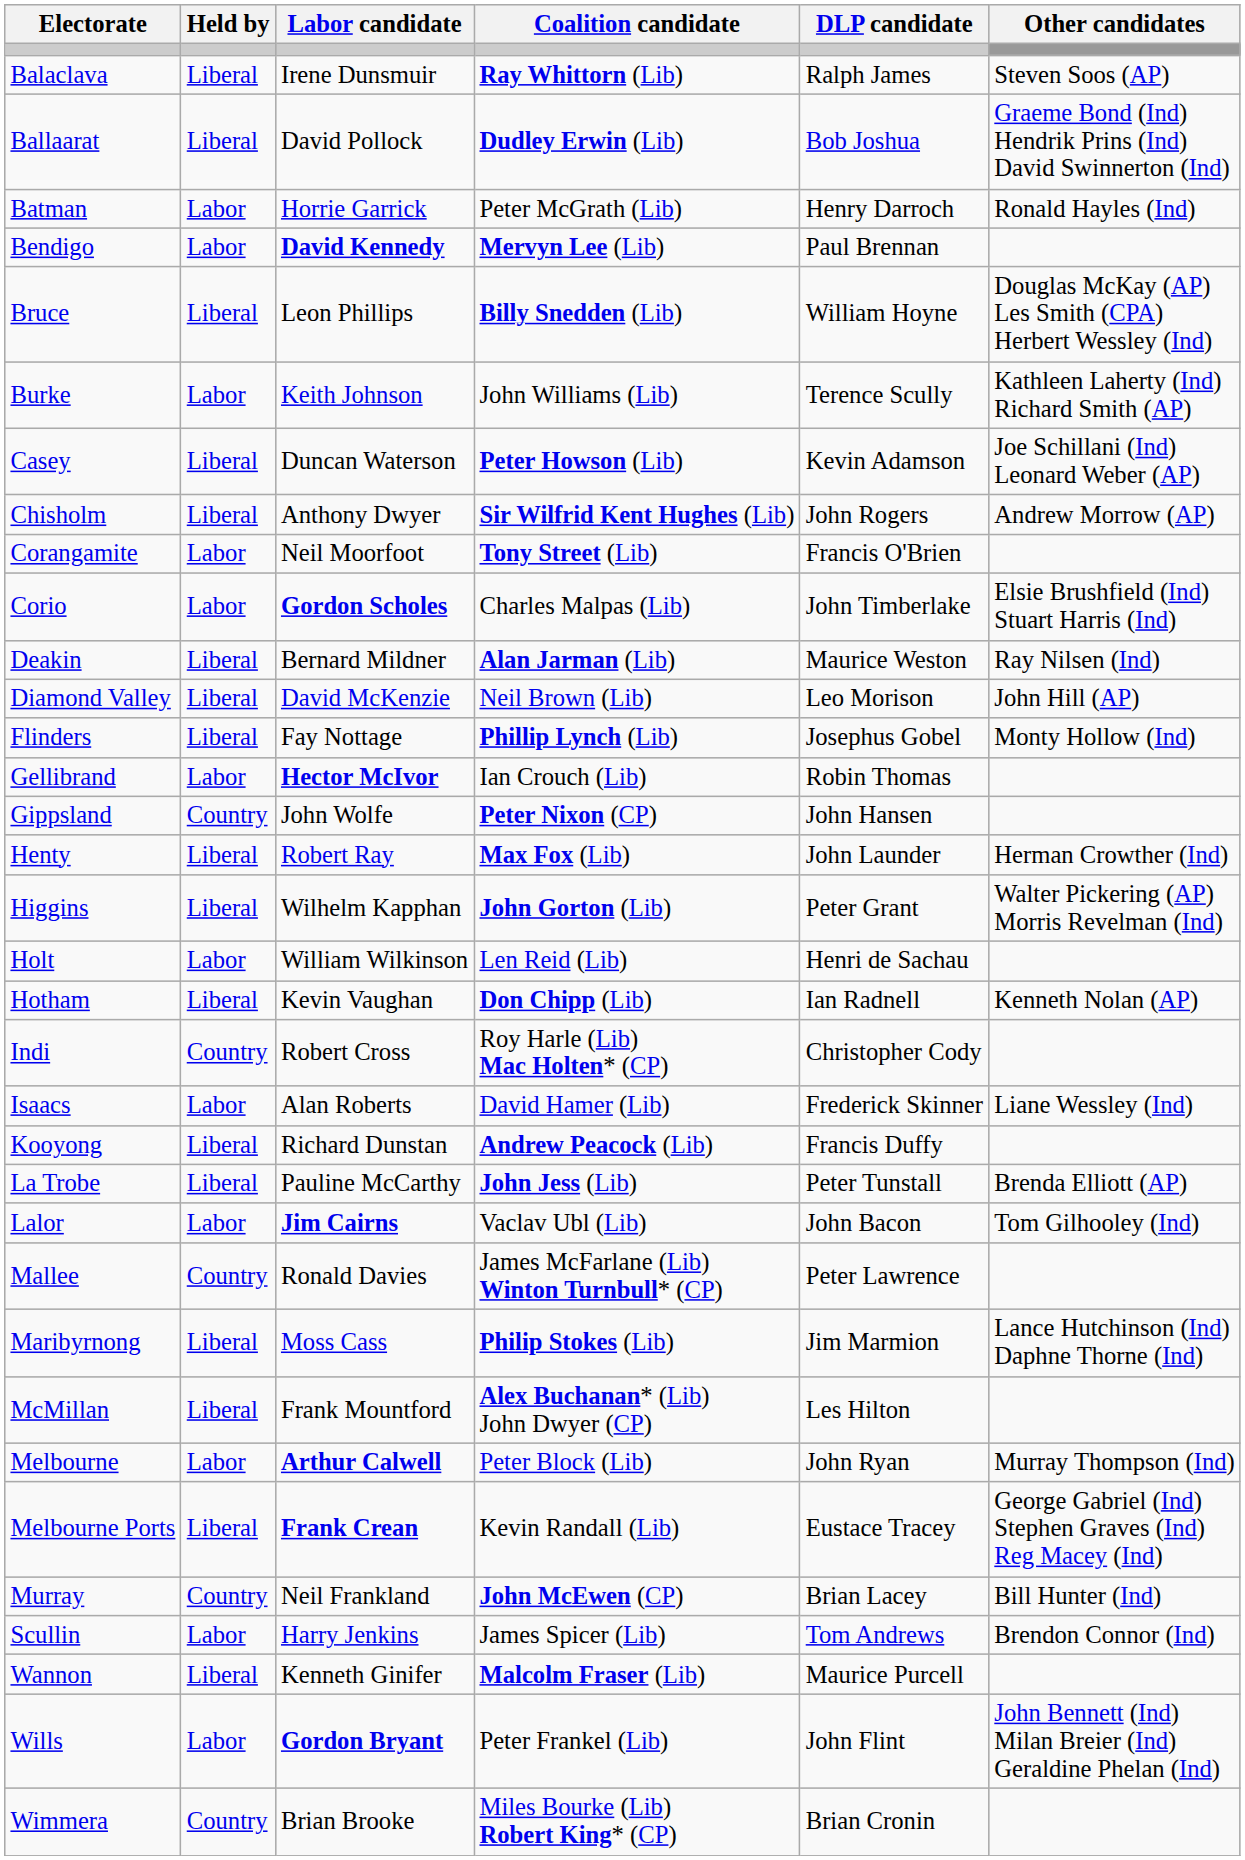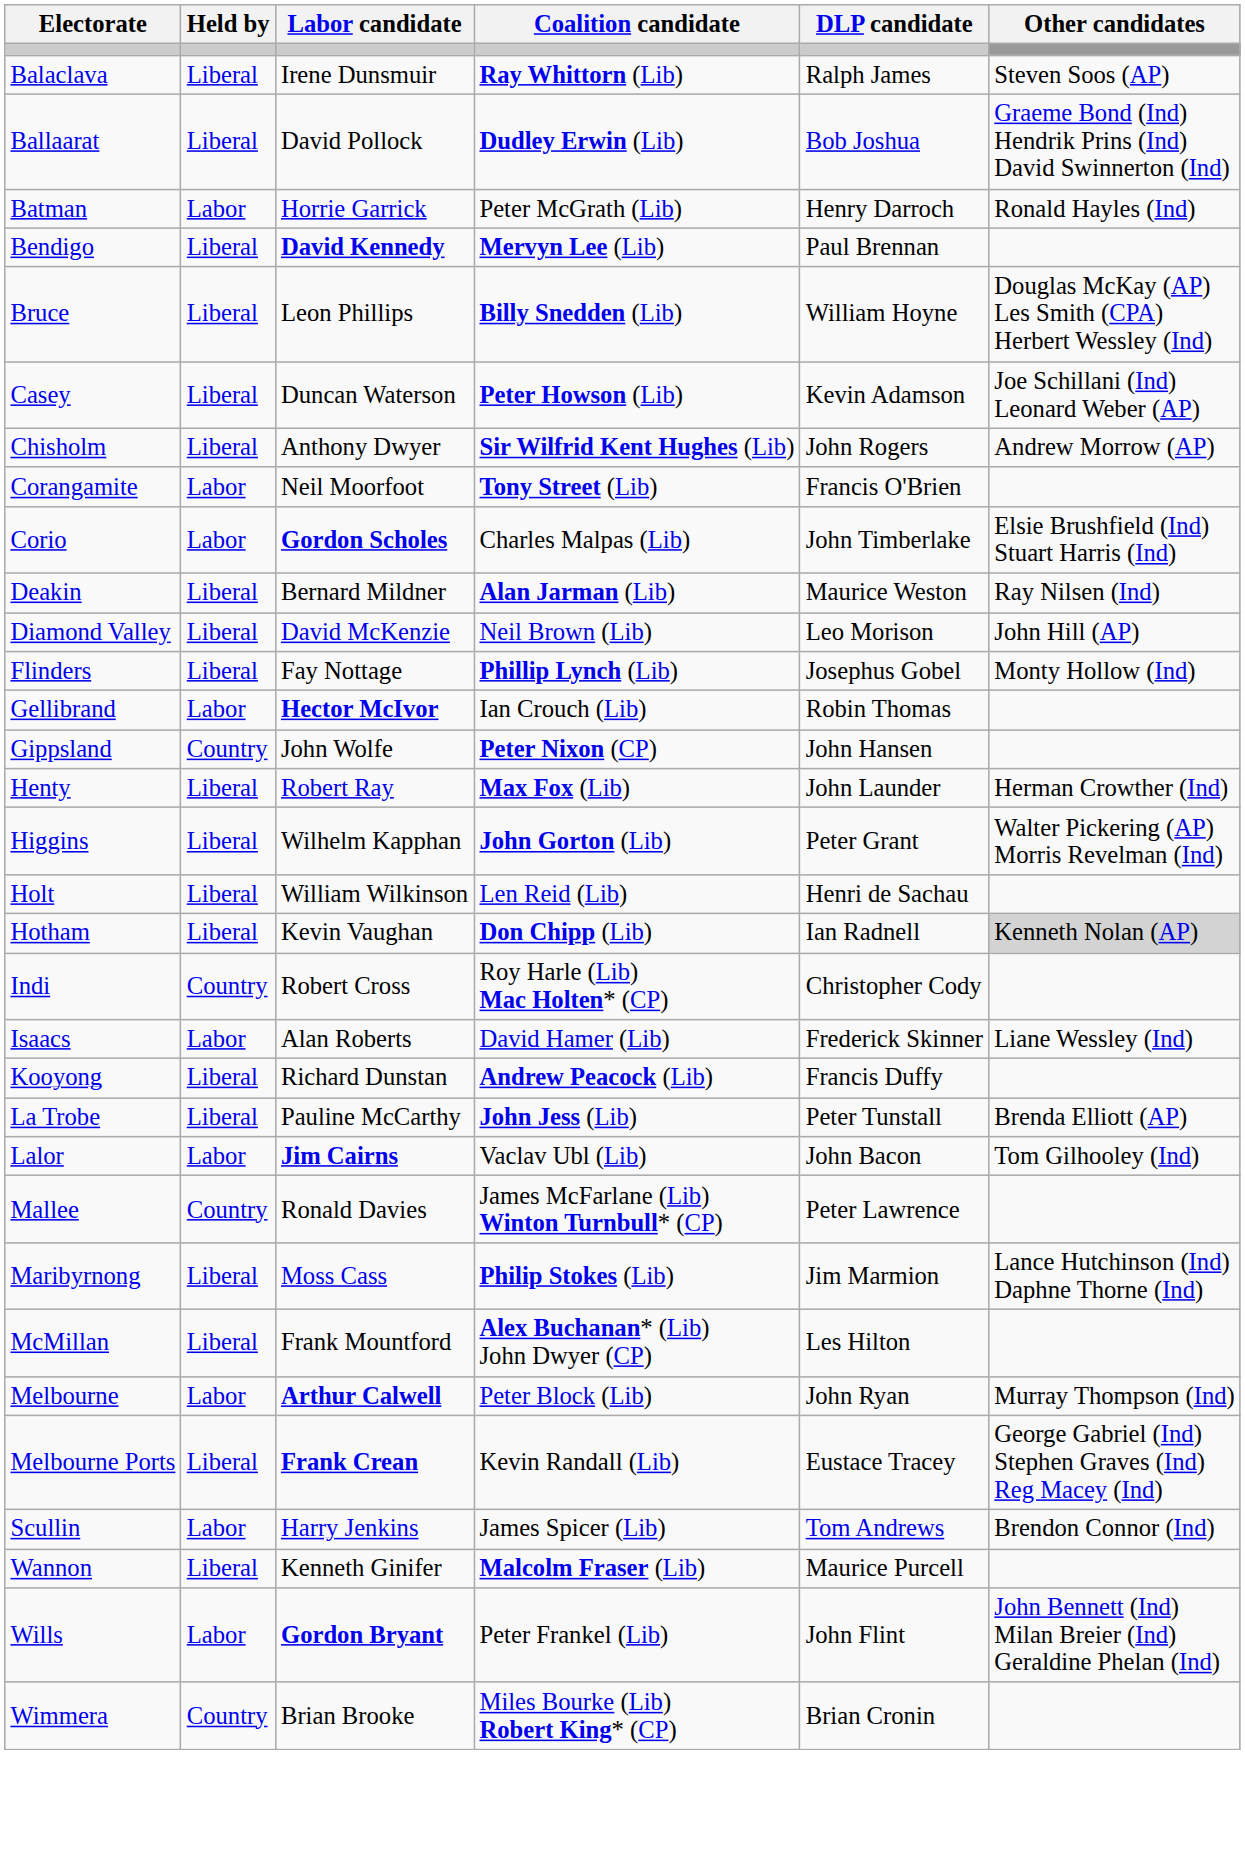(216, 247) Labor -> (222, 247) Liberal
- row: (41, 394)
(216, 960) Labor -> (222, 893) Liberal
(1096, 999) no background -> (1096, 932) lightgrey background
- row: (47, 1595)
